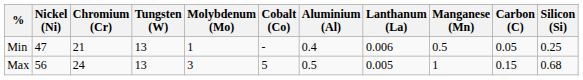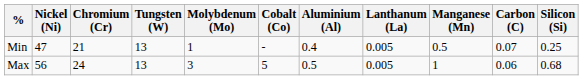(379, 46) 0.006 -> (379, 46) 0.005
(506, 46) 0.05 -> (506, 46) 0.07
(506, 65) 0.15 -> (506, 65) 0.06
